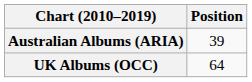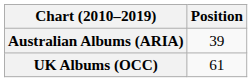(217, 64) 64 -> (217, 64) 61
